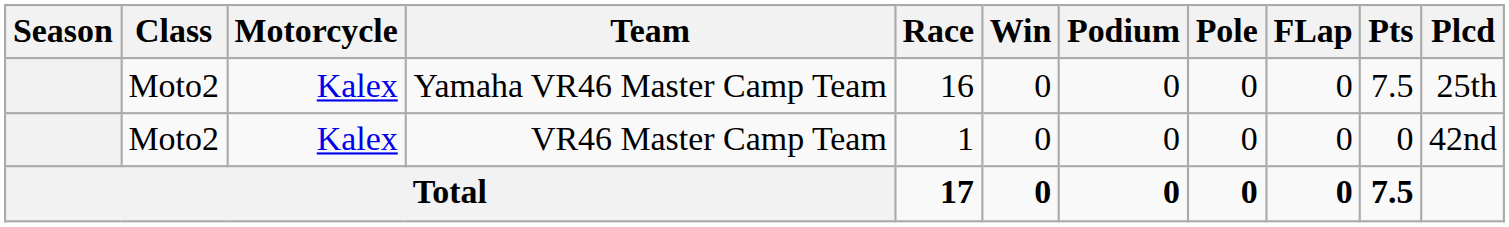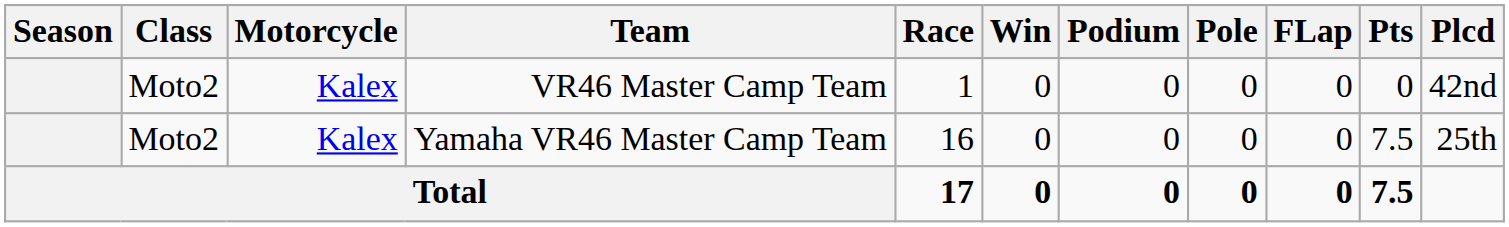rows swapped: (709, 138) <-> (650, 85)
